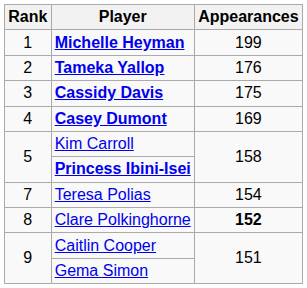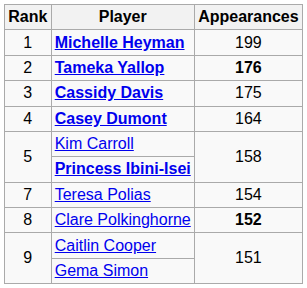(248, 67) normal -> (248, 67) bold
(248, 118) 169 -> (248, 118) 164
